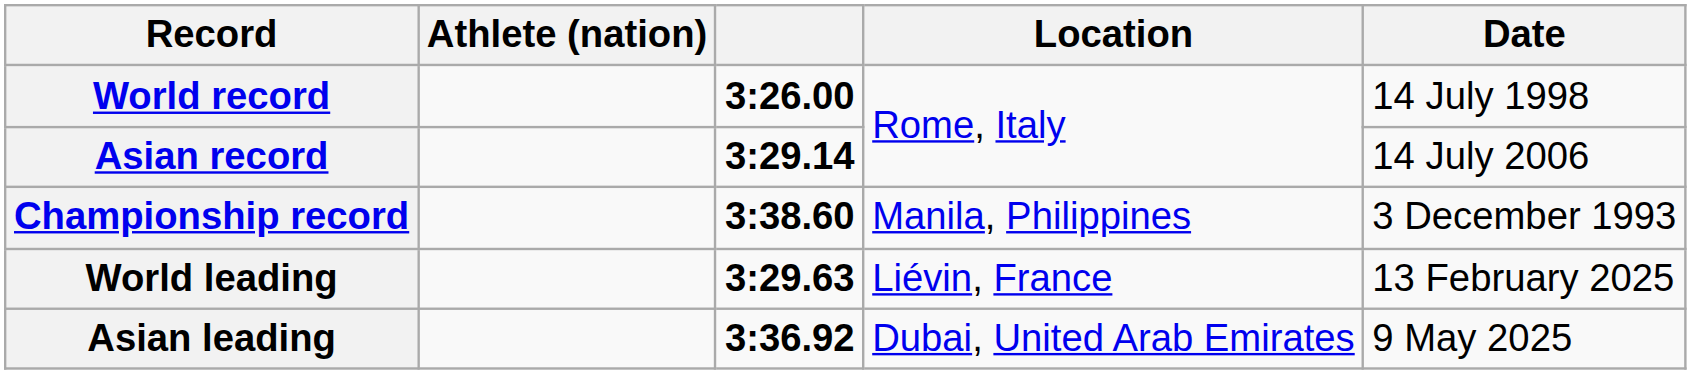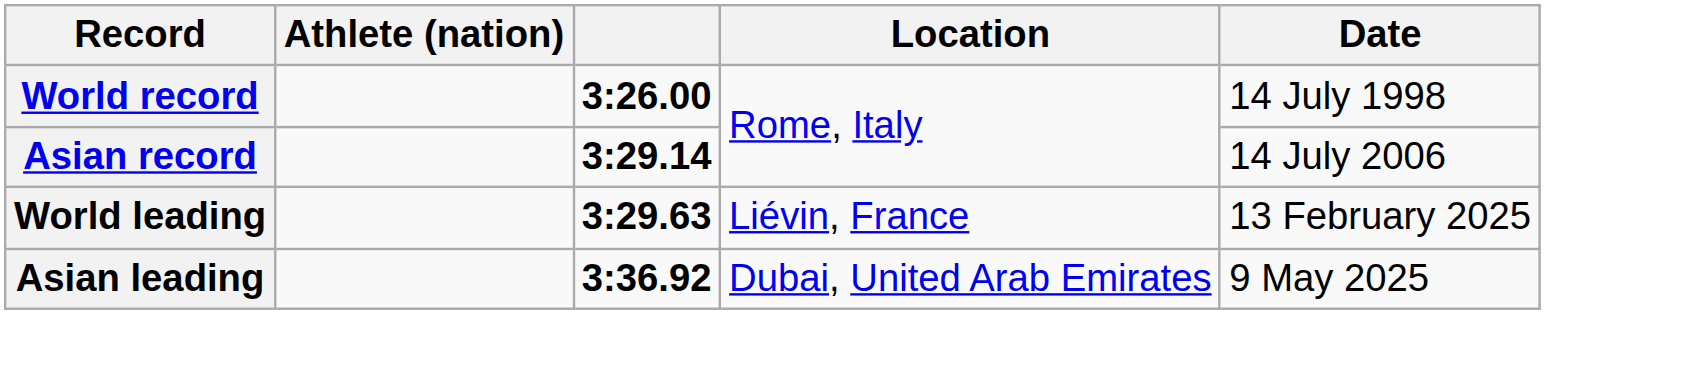- row: (212, 216)
